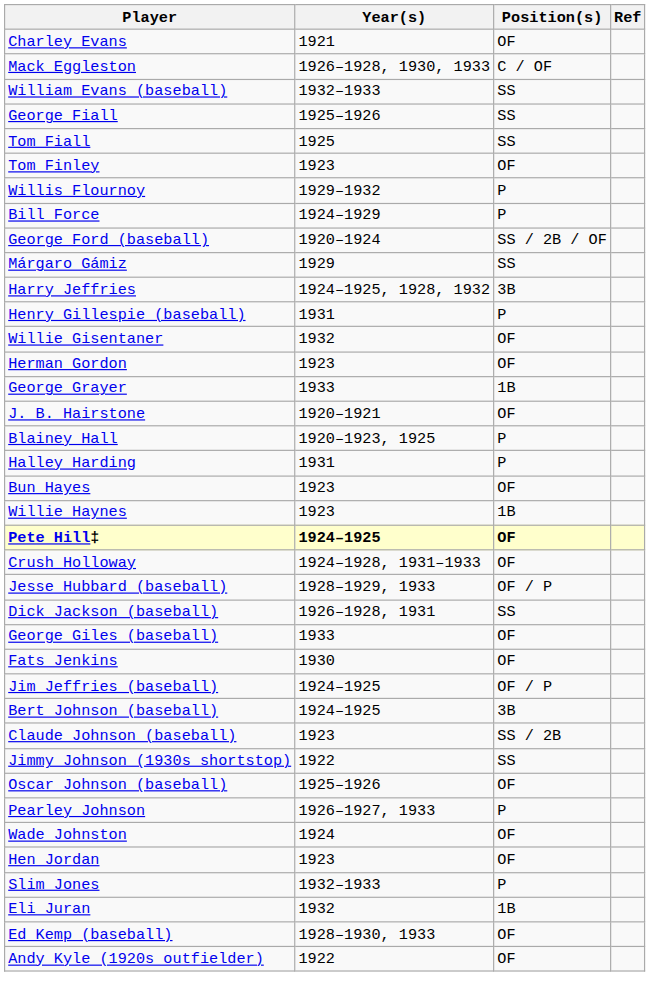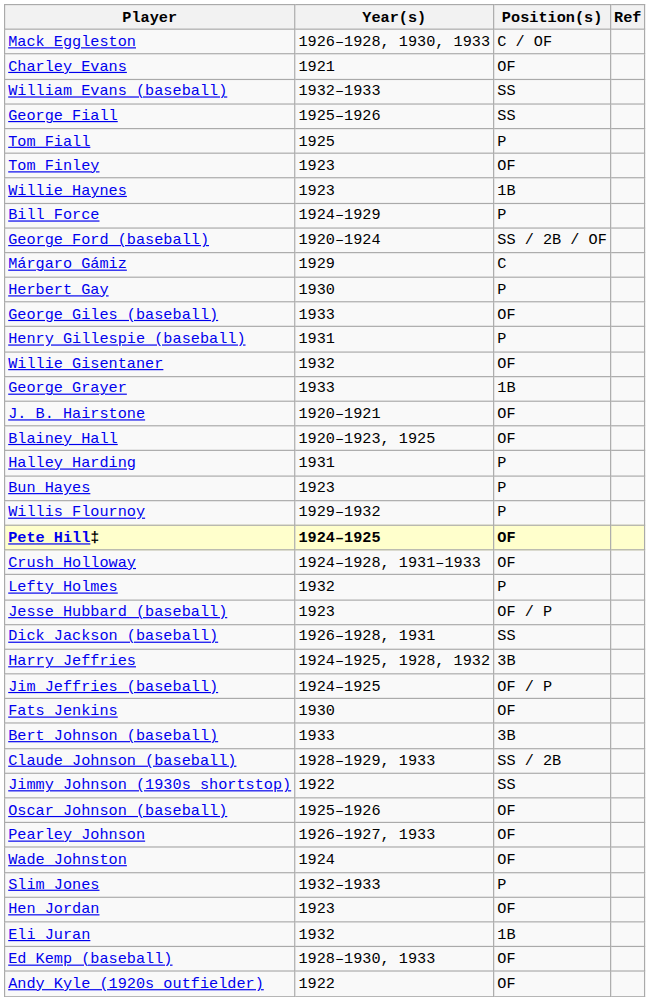rows swapped: (72, 67) <-> (68, 42)
(506, 141) SS -> (502, 141) P
rows swapped: (77, 191) <-> (68, 513)
(506, 265) SS -> (502, 265) C
+ row: (58, 290)
rows swapped: (113, 637) <-> (72, 290)
- row: (68, 364)
(502, 438) P -> (506, 438) OF
(506, 488) OF -> (502, 488) P
+ row: (63, 587)
(367, 587) 1928–1929, 1933 -> (317, 612) 1923
rows swapped: (113, 686) <-> (63, 662)
(339, 711) 1924–1925 -> (317, 736) 1933
(317, 736) 1923 -> (367, 761) 1928–1929, 1933
(502, 810) P -> (506, 835) OF
rows swapped: (54, 885) <-> (54, 860)
